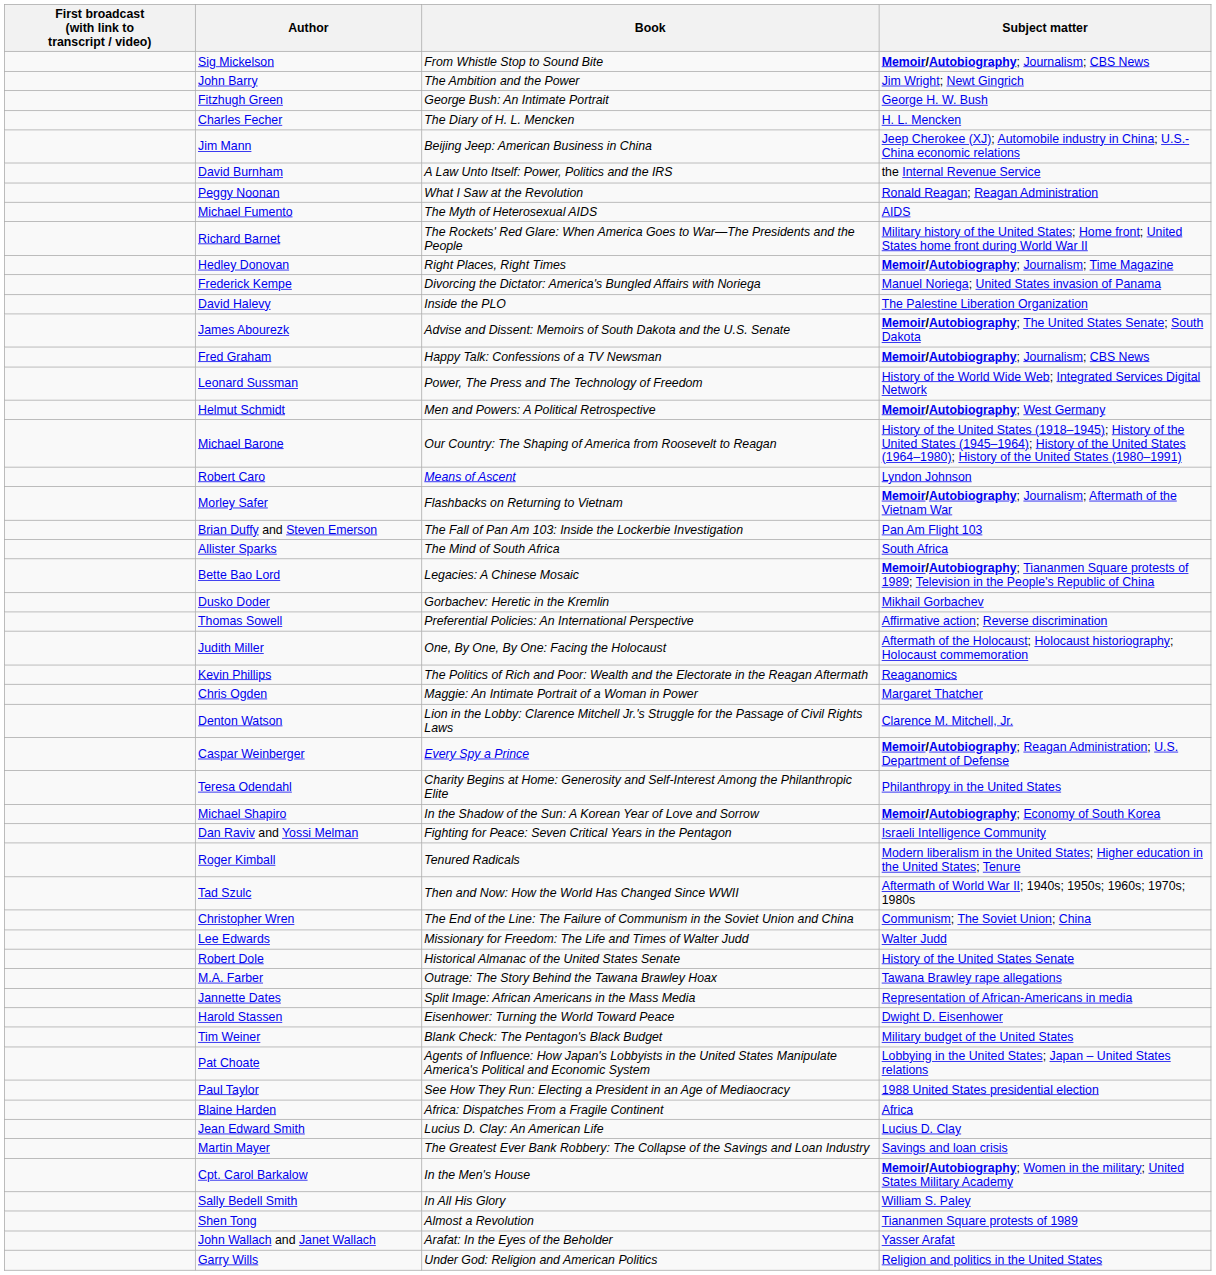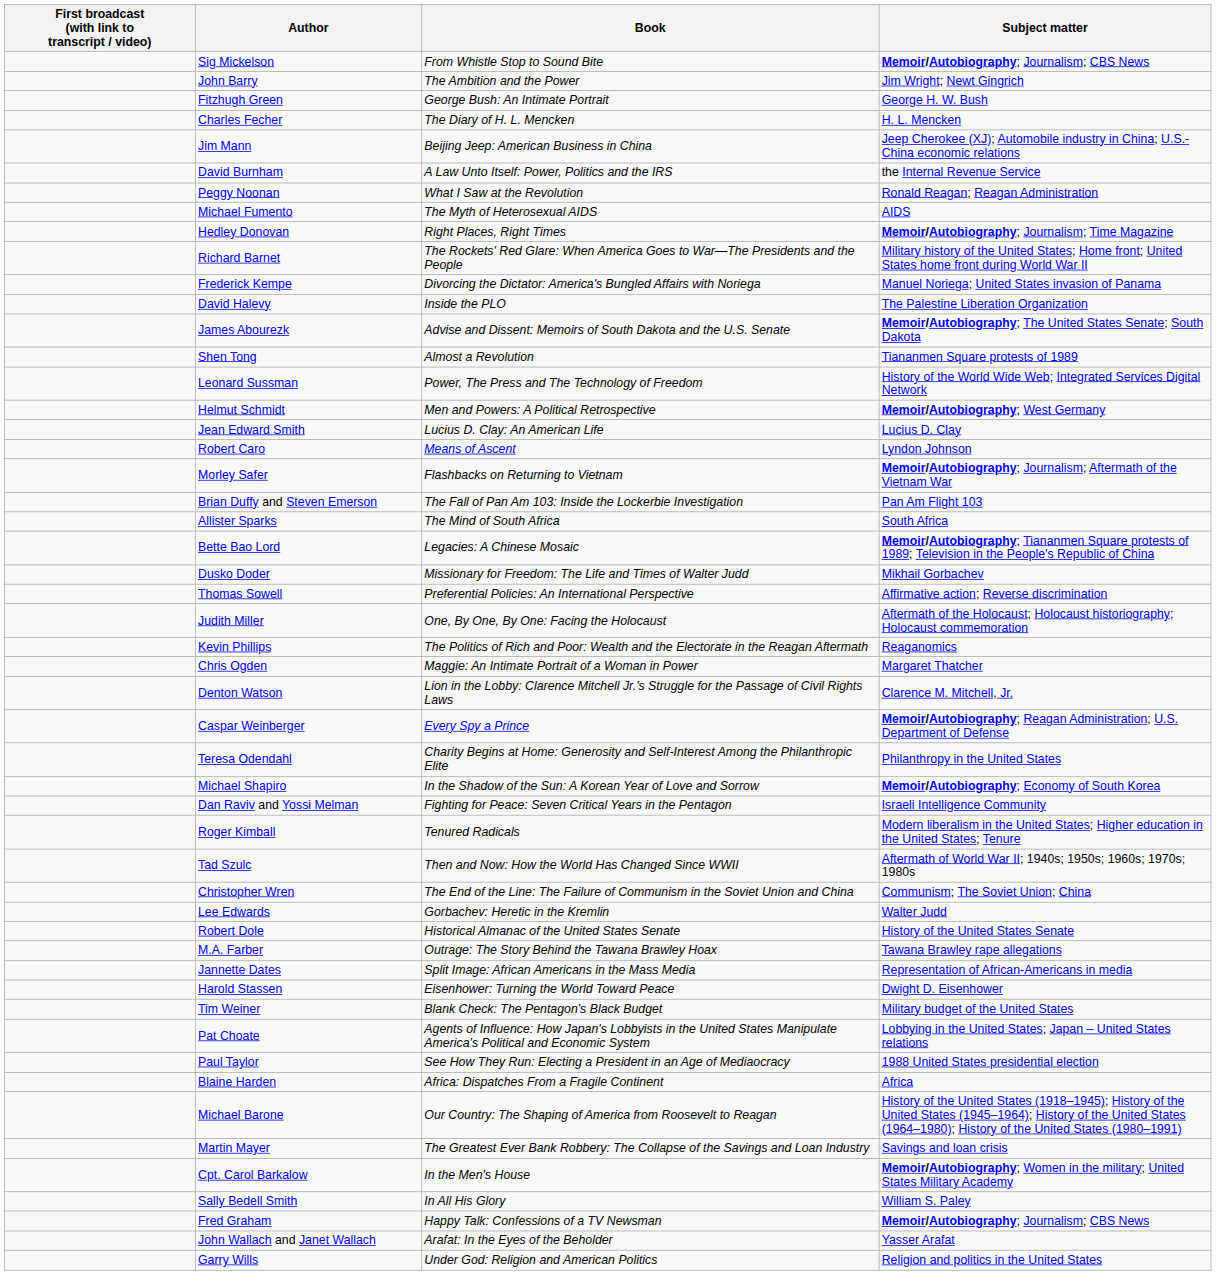rows swapped: (244, 265) <-> (239, 238)
rows swapped: (235, 357) <-> (227, 1221)
rows swapped: (241, 443) <-> (251, 1129)
(517, 602) Gorbachev: Heretic in the Kremlin -> (586, 574) Missionary for Freedom: The Life and Times of Walter Judd
(586, 939) Missionary for Freedom: The Life and Times of Walter Judd -> (517, 911) Gorbachev: Heretic in the Kremlin
